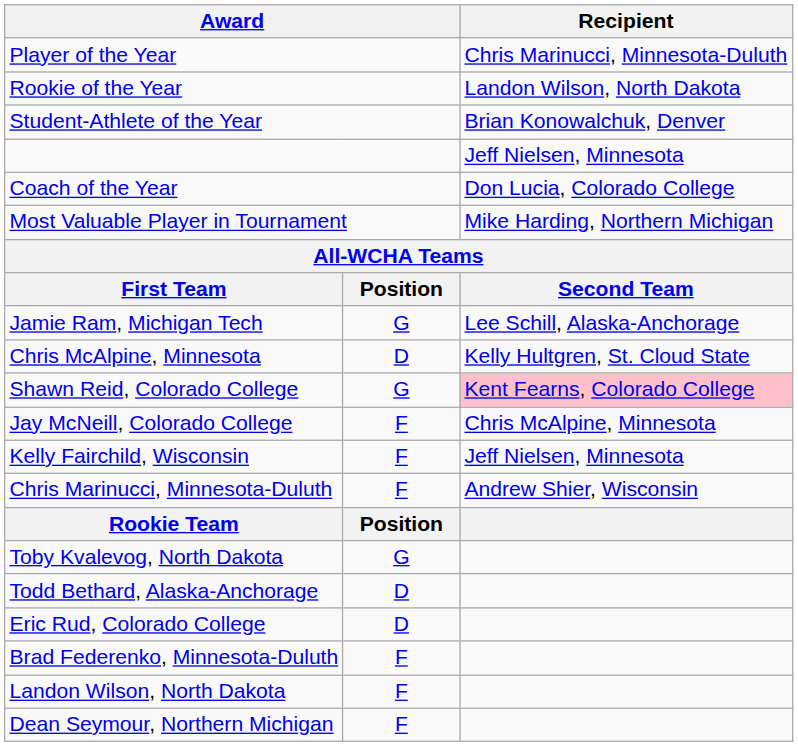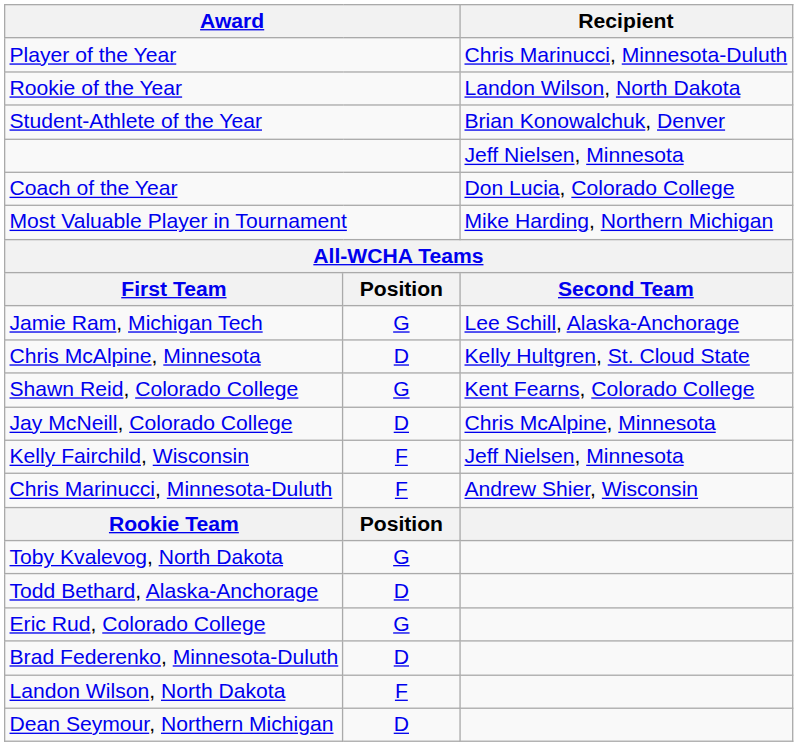(609, 389) pink background -> (609, 389) no background
(401, 423) F -> (401, 423) D
(401, 624) D -> (401, 624) G
(401, 657) F -> (401, 657) D
(401, 724) F -> (401, 724) D
